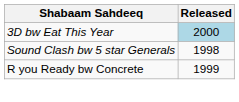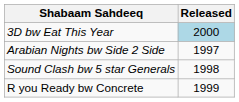+ row: (86, 50)
